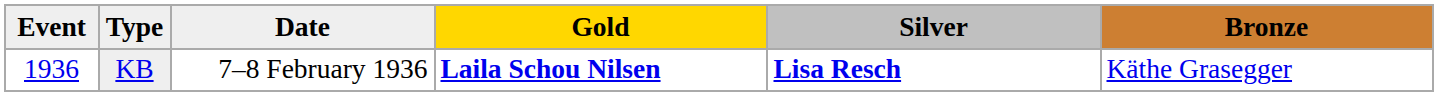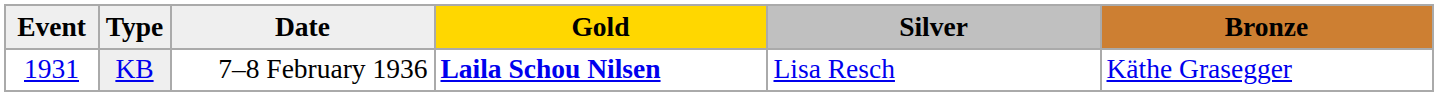(52, 69) 1936 -> (52, 69) 1931
(837, 69) bold -> (834, 69) normal
